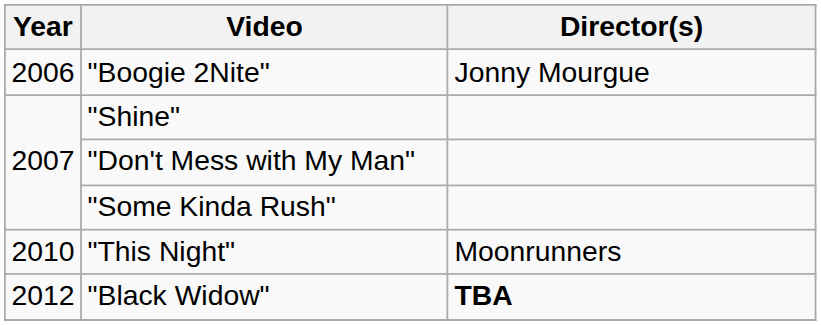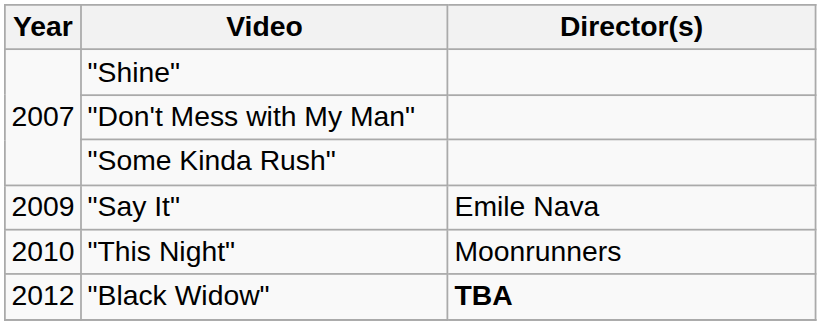- row: (179, 71)
+ row: (134, 206)
